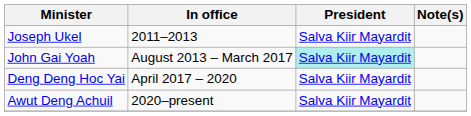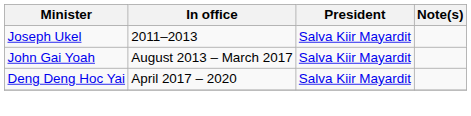(355, 57) paleturquoise background -> (355, 57) no background
- row: (60, 100)
